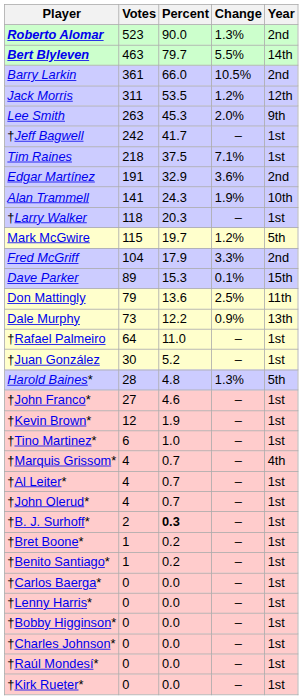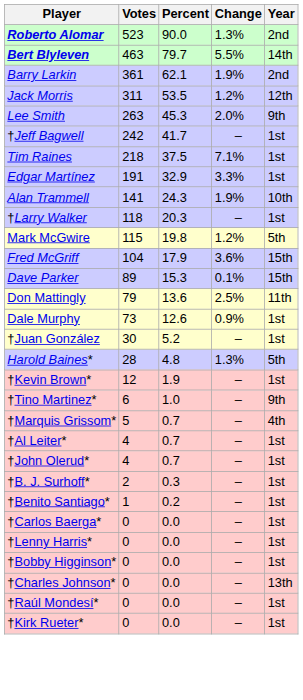(174, 75) 66.0 -> (174, 75) 62.1
(233, 75) 10.5% -> (229, 75) 1.9%
(229, 177) 3.6% -> (229, 177) 3.3%
(278, 177) 2nd -> (276, 177) 1st
(174, 237) 19.7 -> (174, 237) 19.8
(229, 258) 3.3% -> (229, 258) 3.6%
(278, 258) 2nd -> (280, 258) 15th
(174, 319) 12.2 -> (174, 319) 12.6
(280, 319) 13th -> (276, 319) 1st
- row: (56, 339)
- row: (49, 400)
(276, 440) 1st -> (277, 400) 9th
(126, 461) 4 -> (126, 420) 5
(171, 522) bold -> (171, 481) normal
- row: (45, 542)
(276, 643) 1st -> (280, 583) 13th
